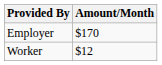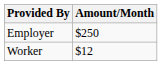(87, 32) $170 -> (87, 32) $250
